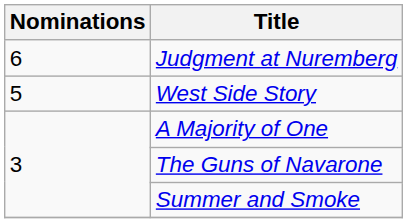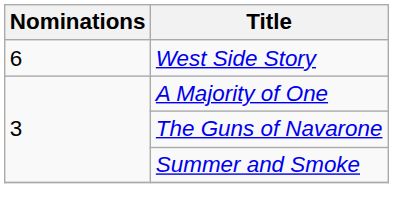- row: (277, 57)
(16, 93) 5 -> (16, 57) 6
